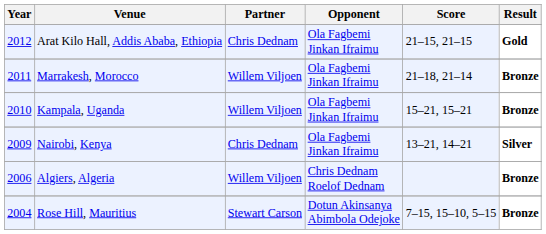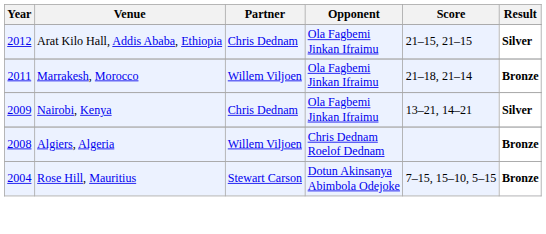(515, 41) Gold -> (517, 41) Silver
- row: (81, 110)
(19, 178) 2006 -> (19, 144) 2008
